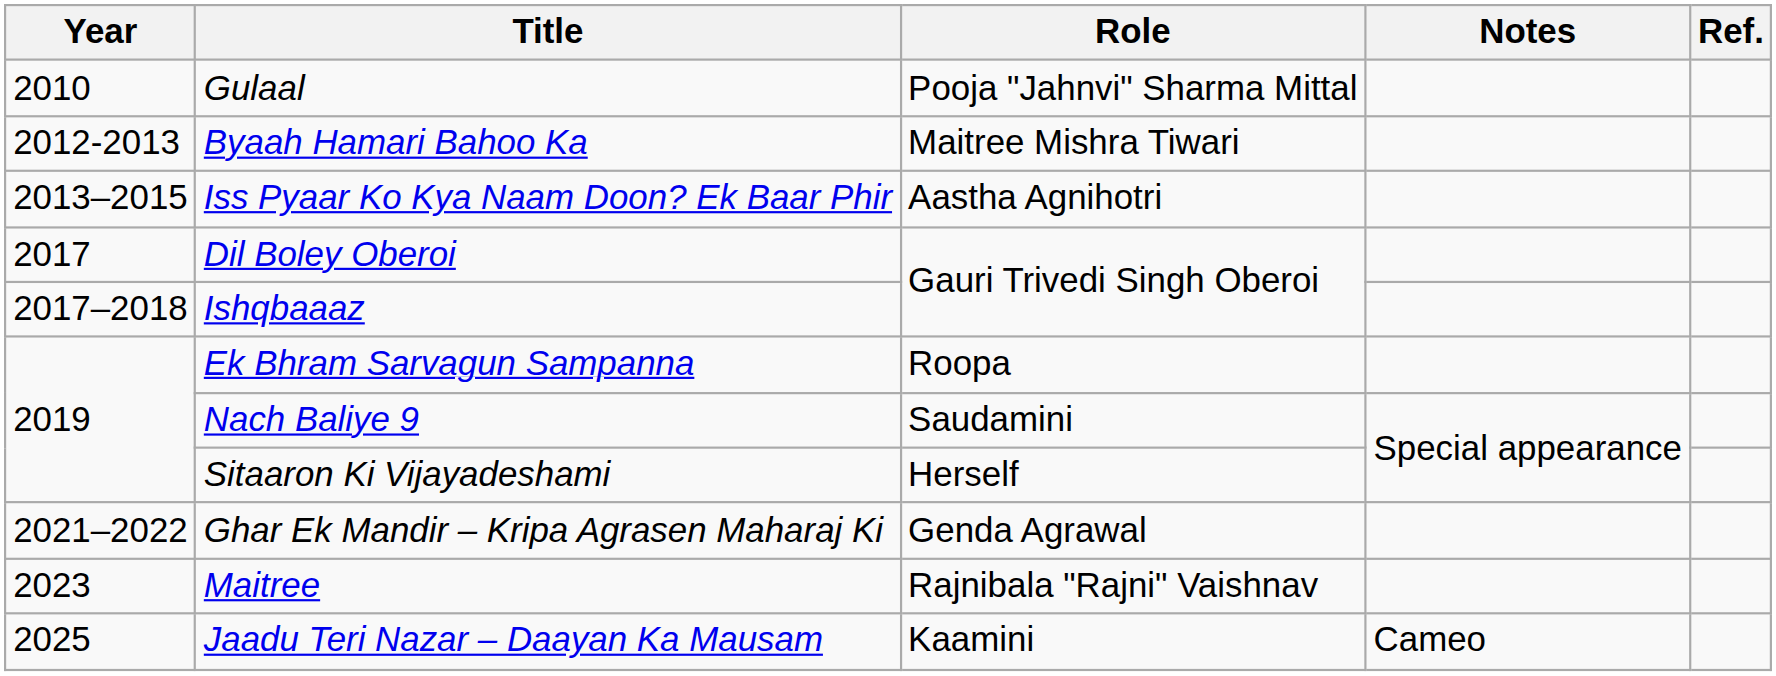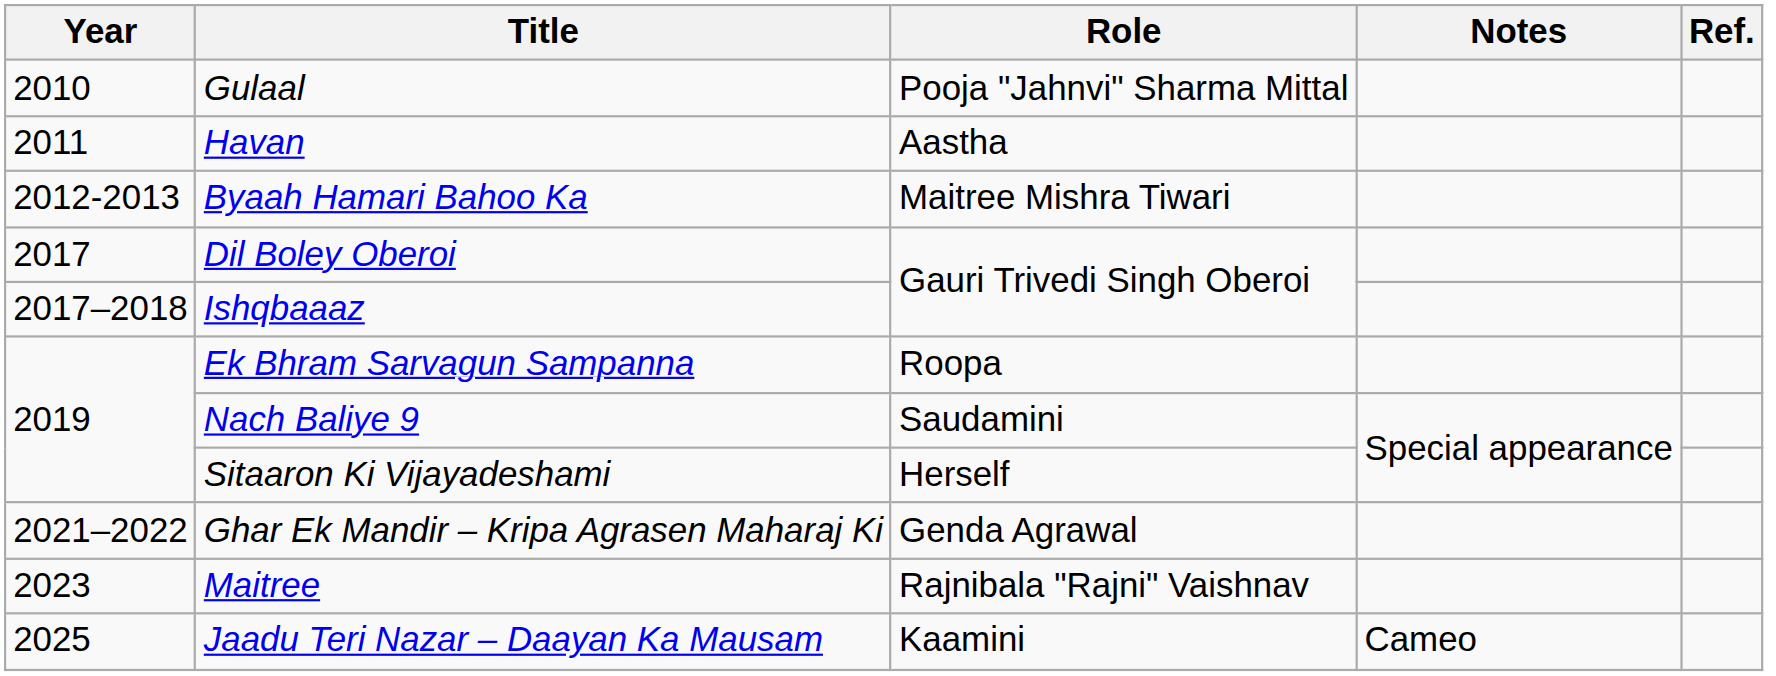+ row: (254, 142)
- row: (548, 198)
